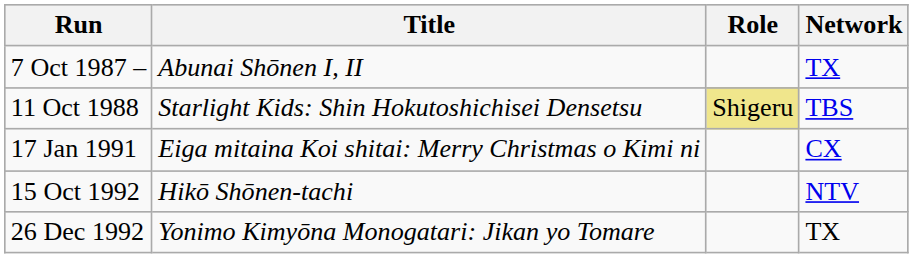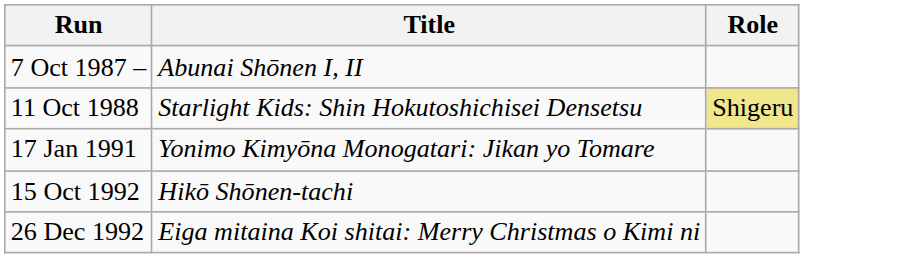- column: (854, 25)
(429, 149) Eiga mitaina Koi shitai: Merry Christmas o Kimi ni -> (406, 149) Yonimo Kimyōna Monogatari: Jikan yo Tomare
(406, 231) Yonimo Kimyōna Monogatari: Jikan yo Tomare -> (429, 231) Eiga mitaina Koi shitai: Merry Christmas o Kimi ni
